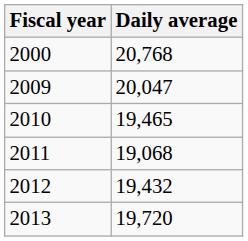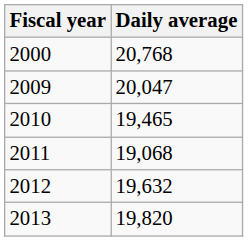(144, 185) 19,432 -> (144, 185) 19,632
(144, 218) 19,720 -> (144, 218) 19,820
